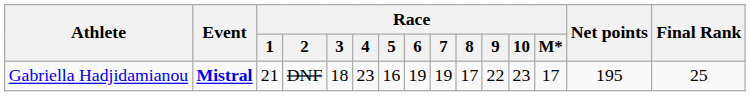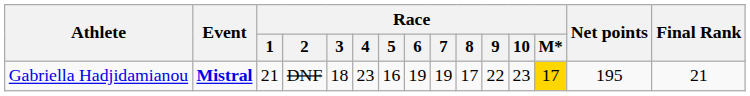(551, 76) no background -> (551, 76) gold background
(699, 76) 25 -> (699, 76) 21
